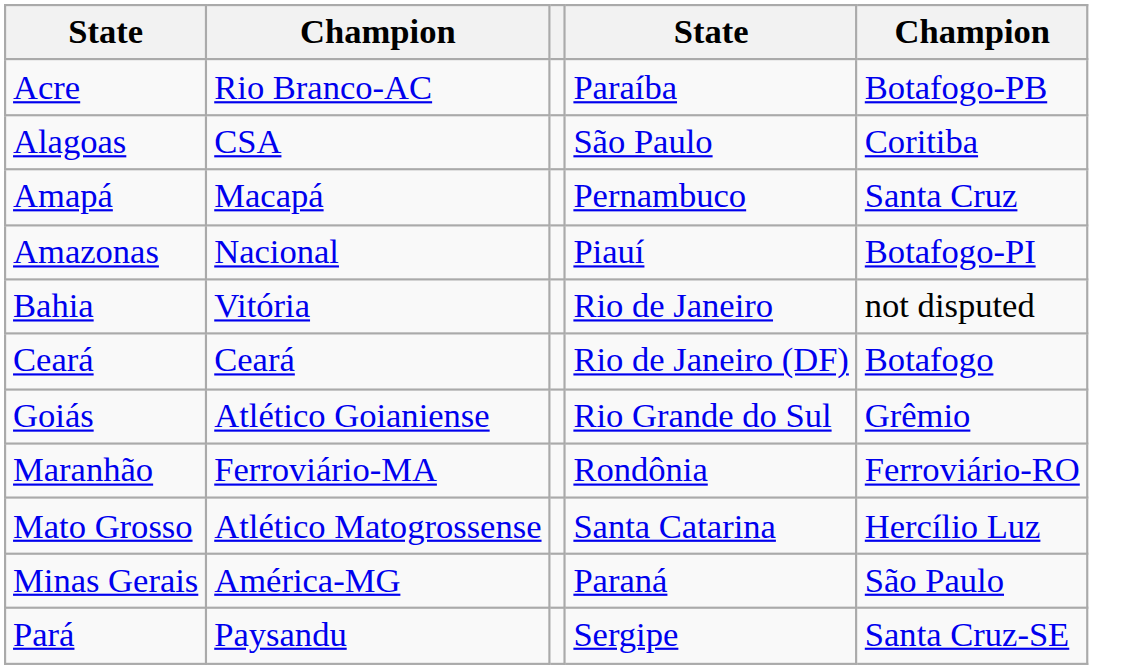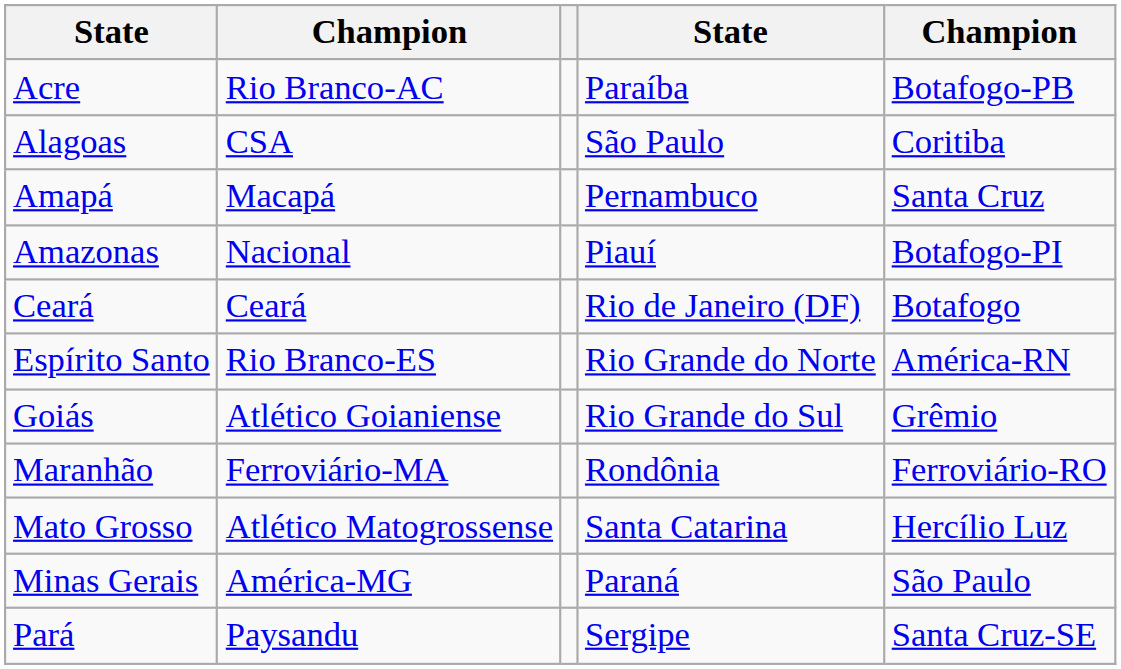- row: (53, 305)
+ row: (111, 360)
